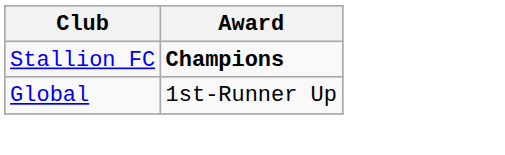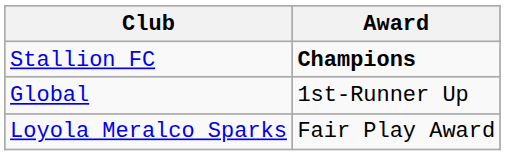+ row: (149, 131)
